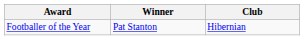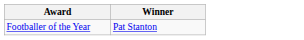- column: (252, 12)
